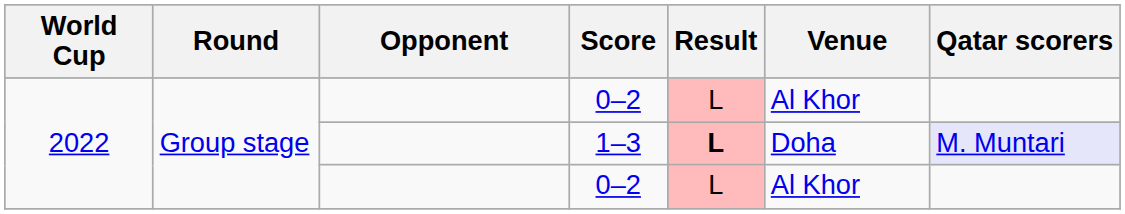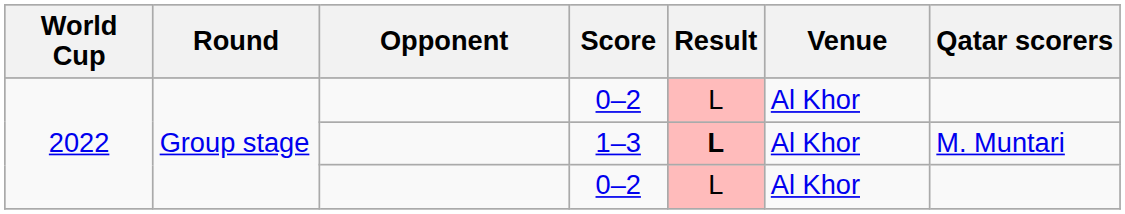(803, 142) Doha -> (815, 142) Al Khor
(1001, 142) lavender background -> (1001, 142) no background
